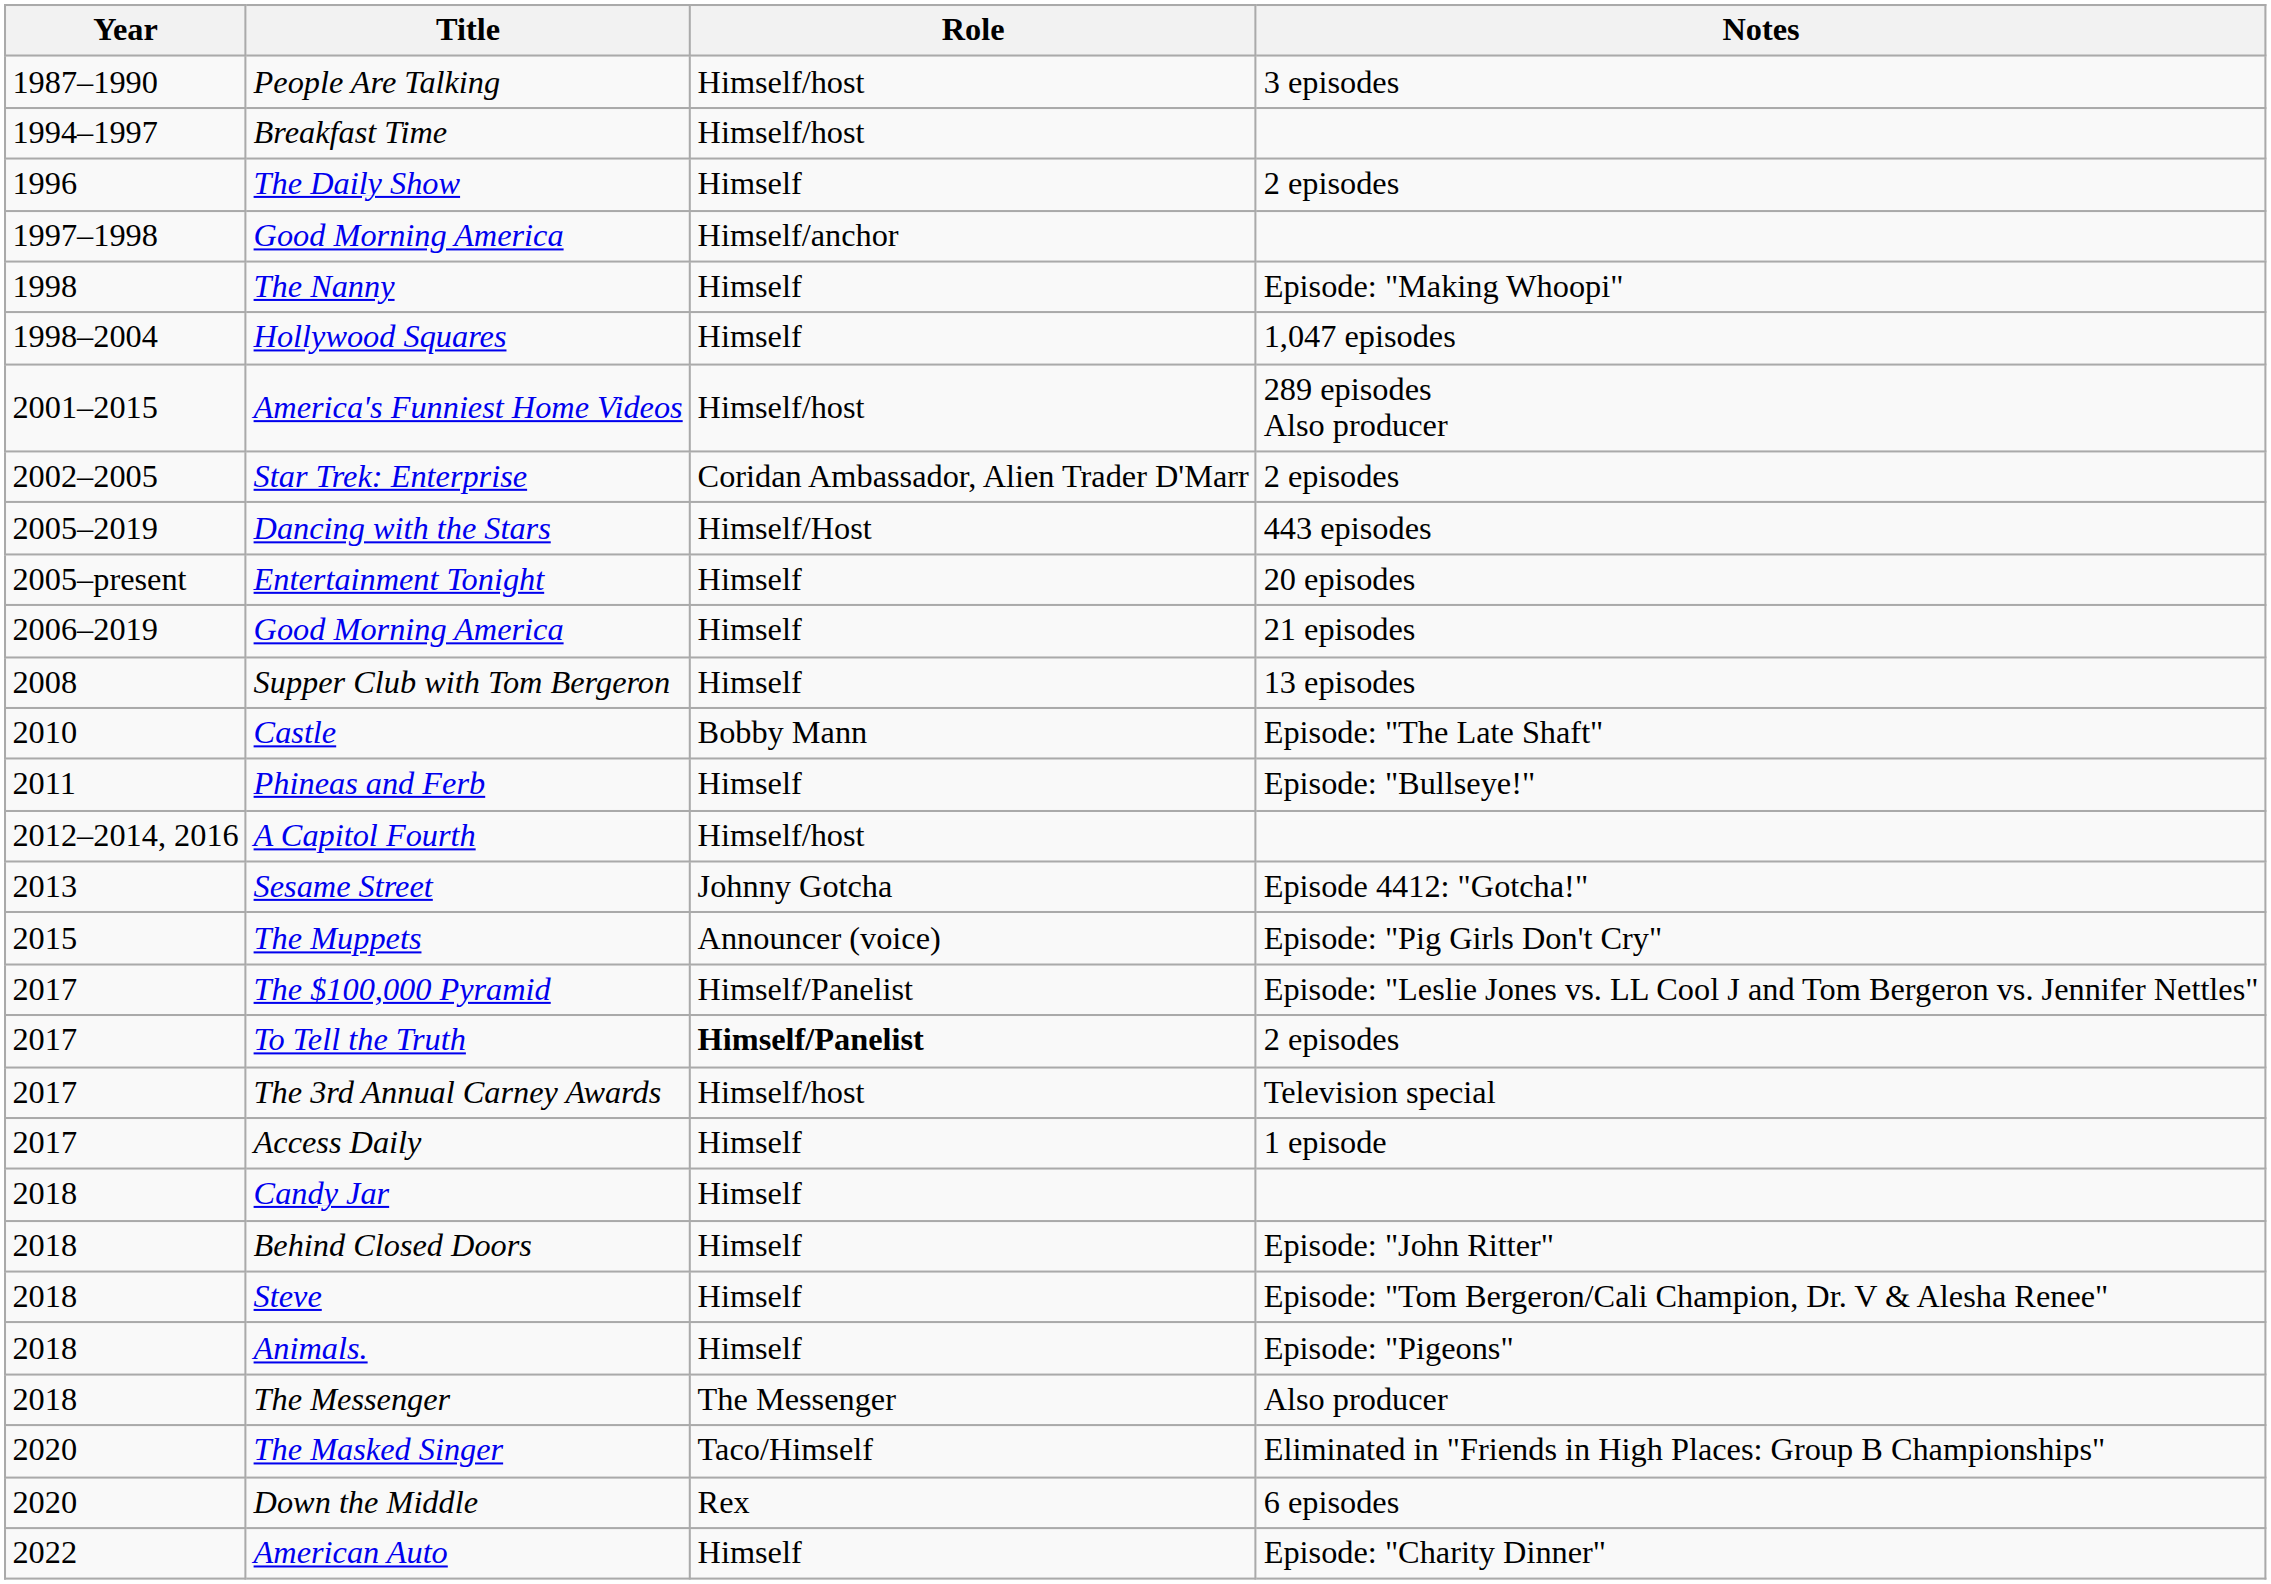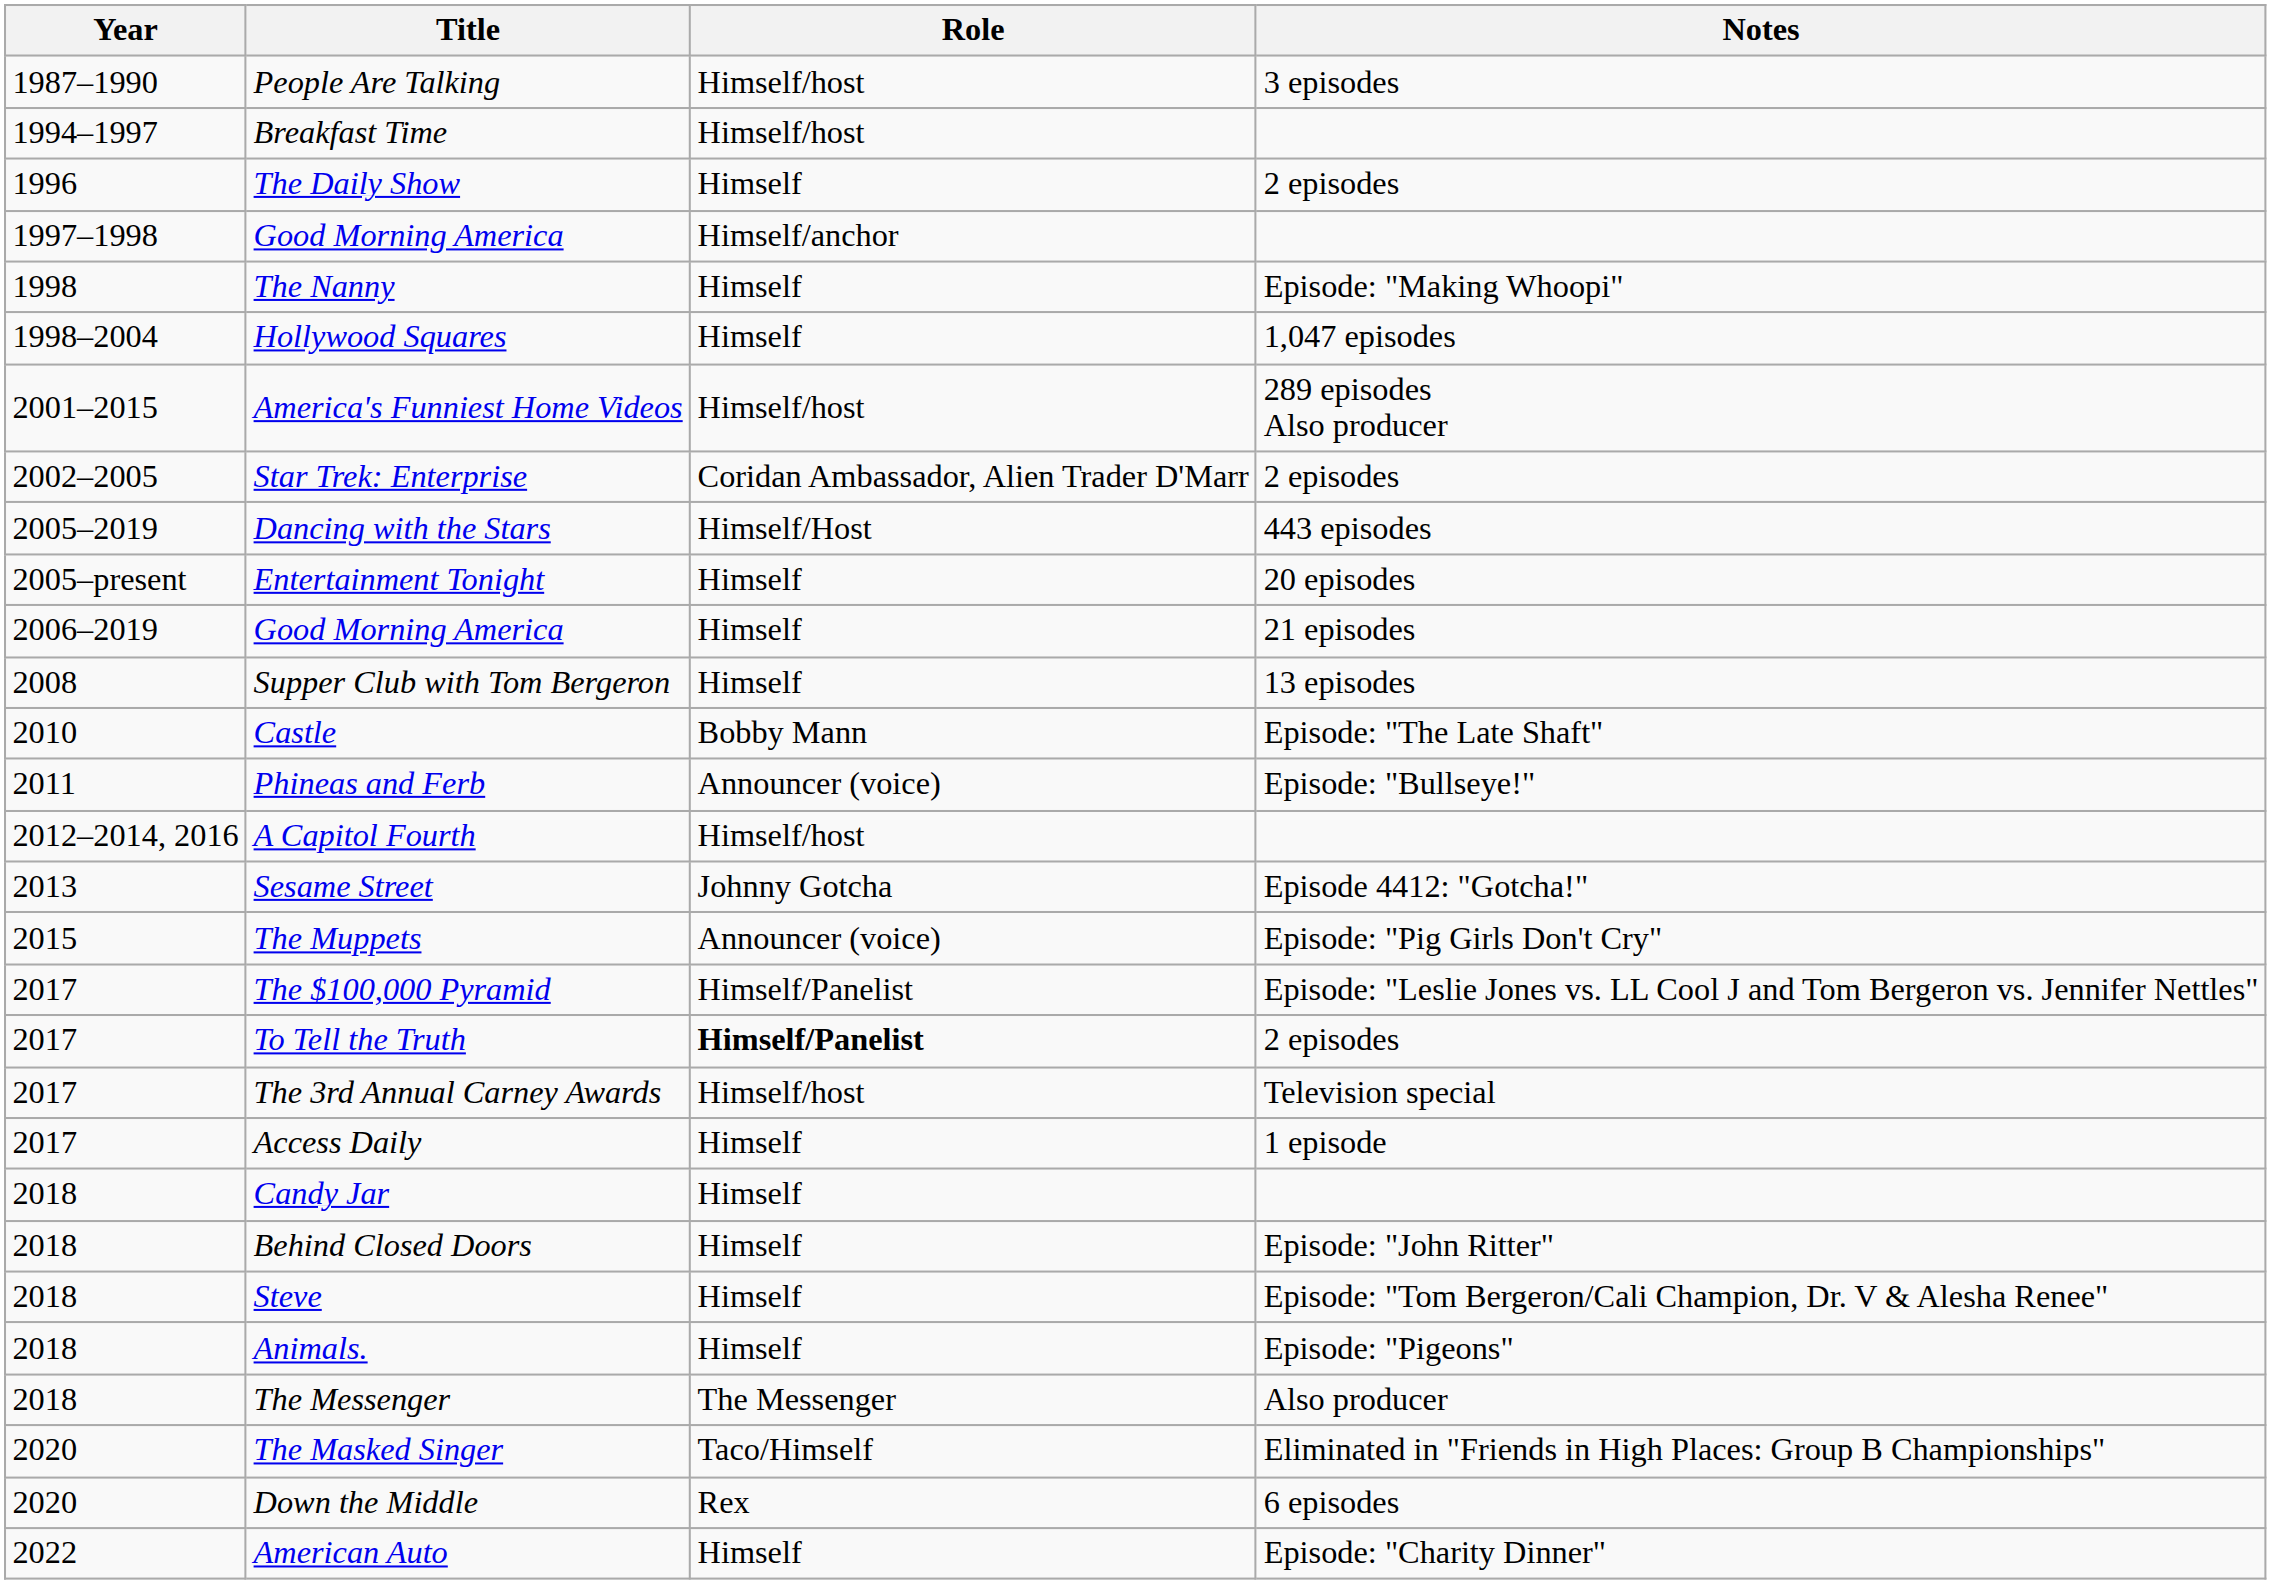(750, 784) Himself -> (819, 784) Announcer (voice)
